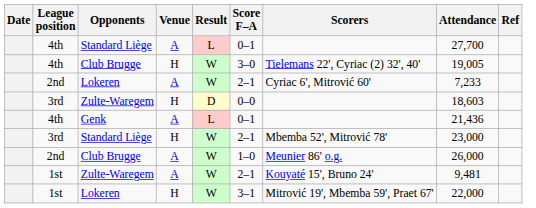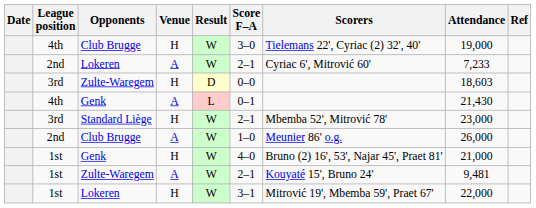- row: (56, 45)
(468, 63) 19,005 -> (477, 45) 19,000
(468, 119) 21,436 -> (477, 100) 21,430
+ row: (56, 156)
